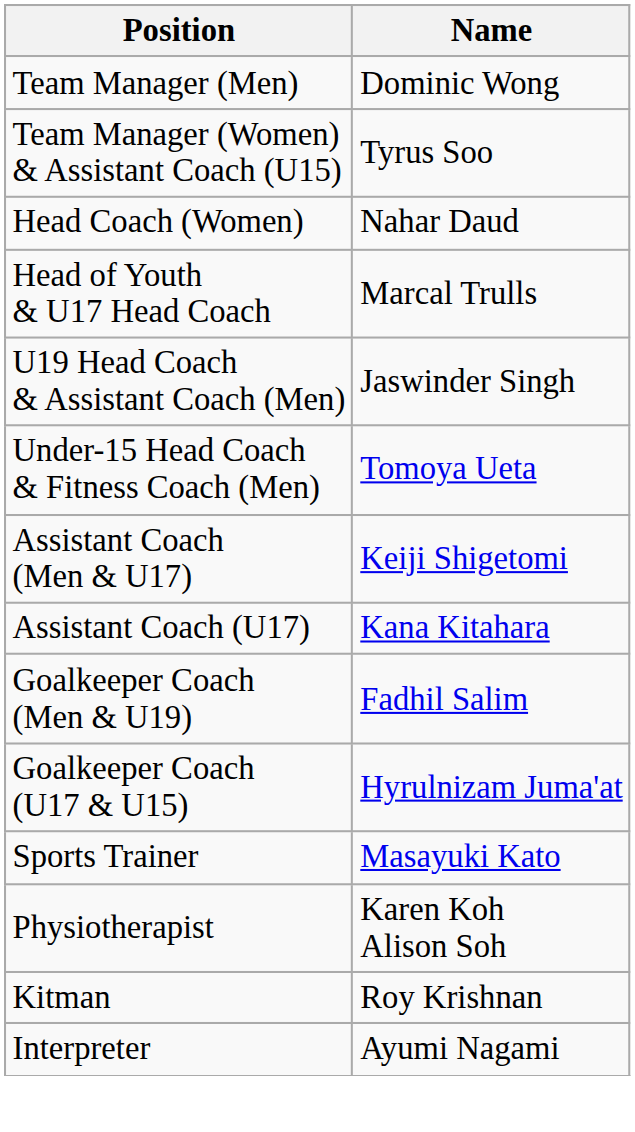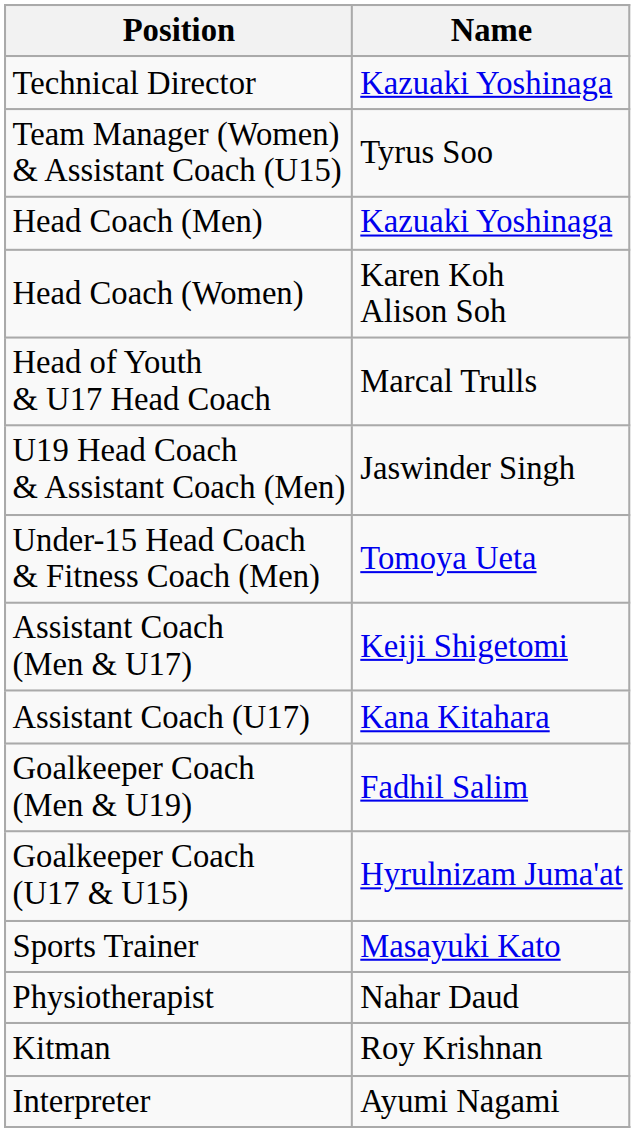+ row: (134, 82)
- row: (156, 82)
+ row: (138, 222)
(440, 222) Nahar Daud -> (433, 292) Karen Koh Alison Soh
(433, 926) Karen Koh Alison Soh -> (440, 997) Nahar Daud
